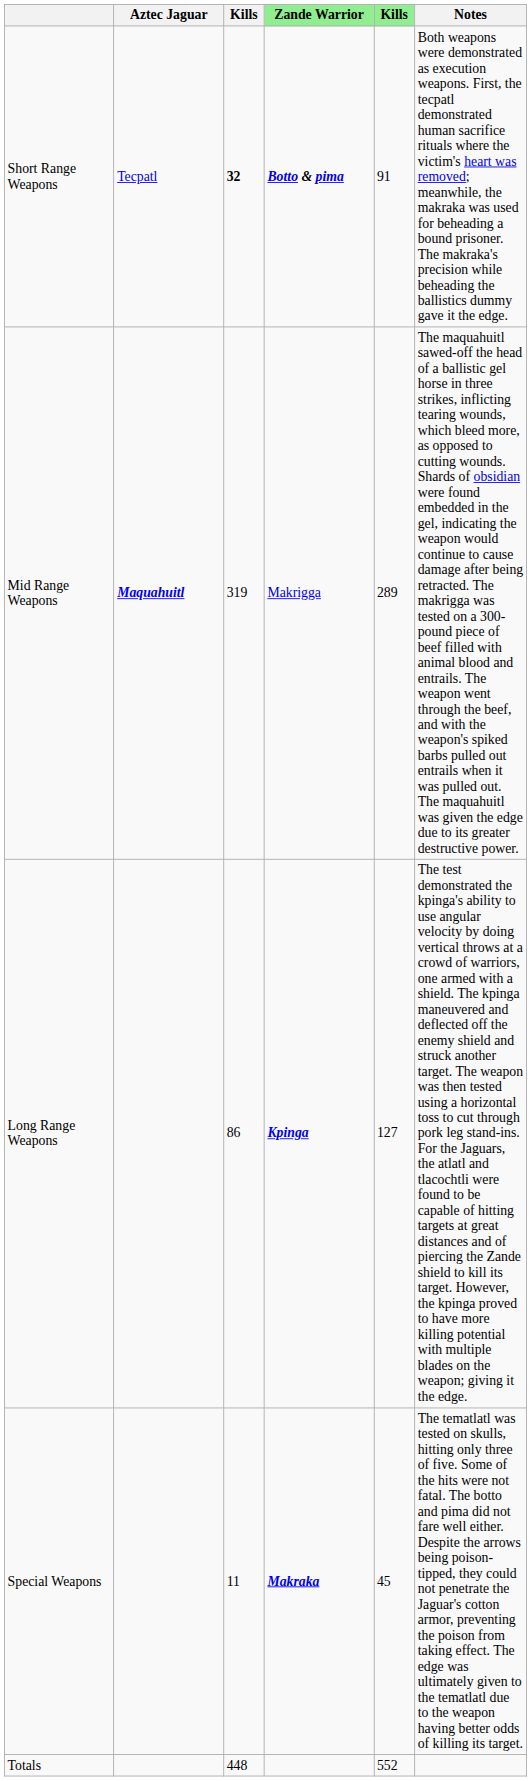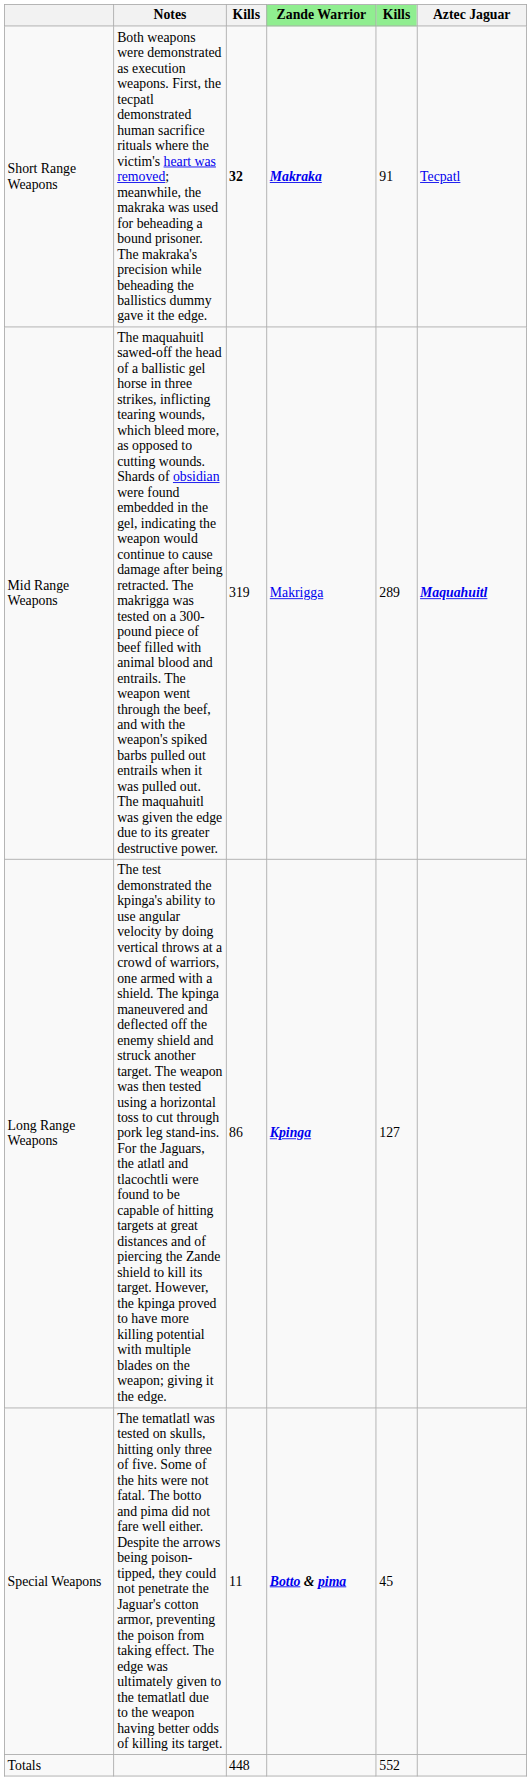columns swapped: (169, 15) <-> (470, 15)
(306, 176) Botto & pima -> (296, 176) Makraka
(293, 1581) Makraka -> (308, 1581) Botto & pima
